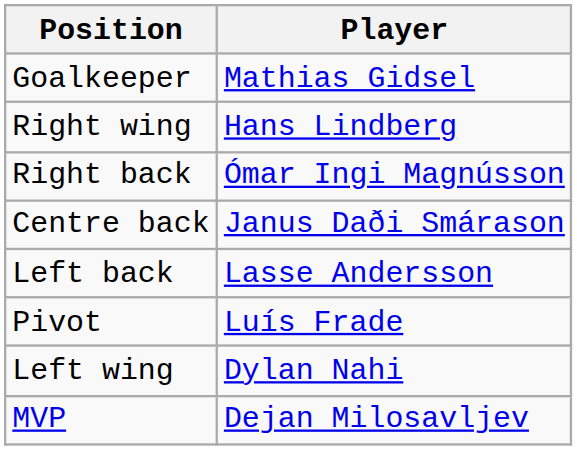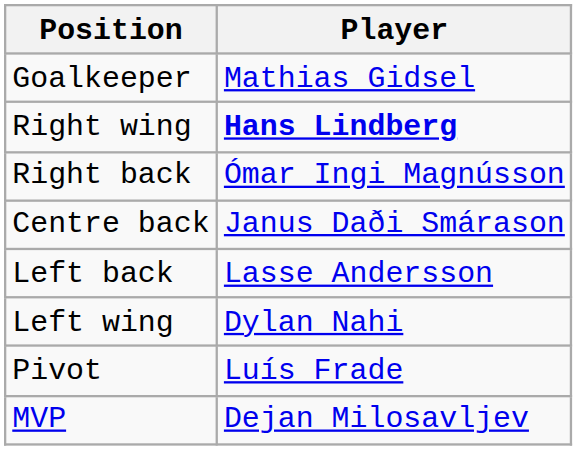(341, 127) normal -> (341, 127) bold
rows swapped: (93, 371) <-> (57, 322)
